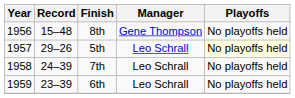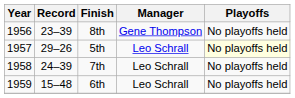(56, 31) 15–48 -> (56, 31) 23–39
(56, 84) 23–39 -> (56, 84) 15–48
